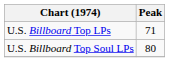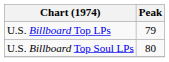(150, 30) 71 -> (150, 30) 79
